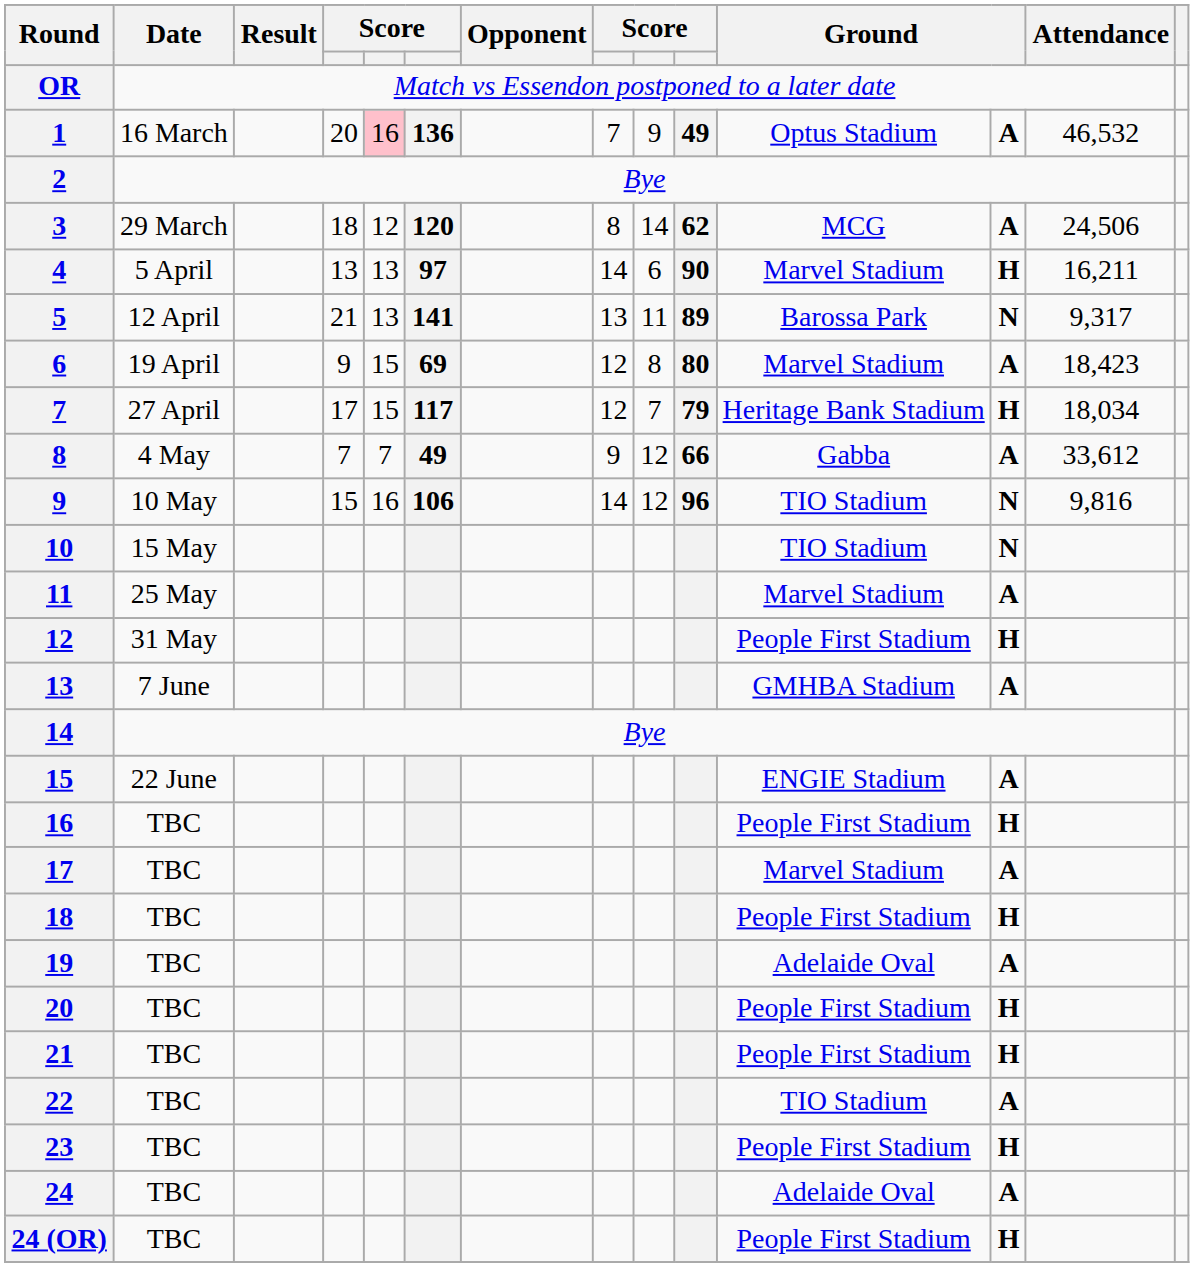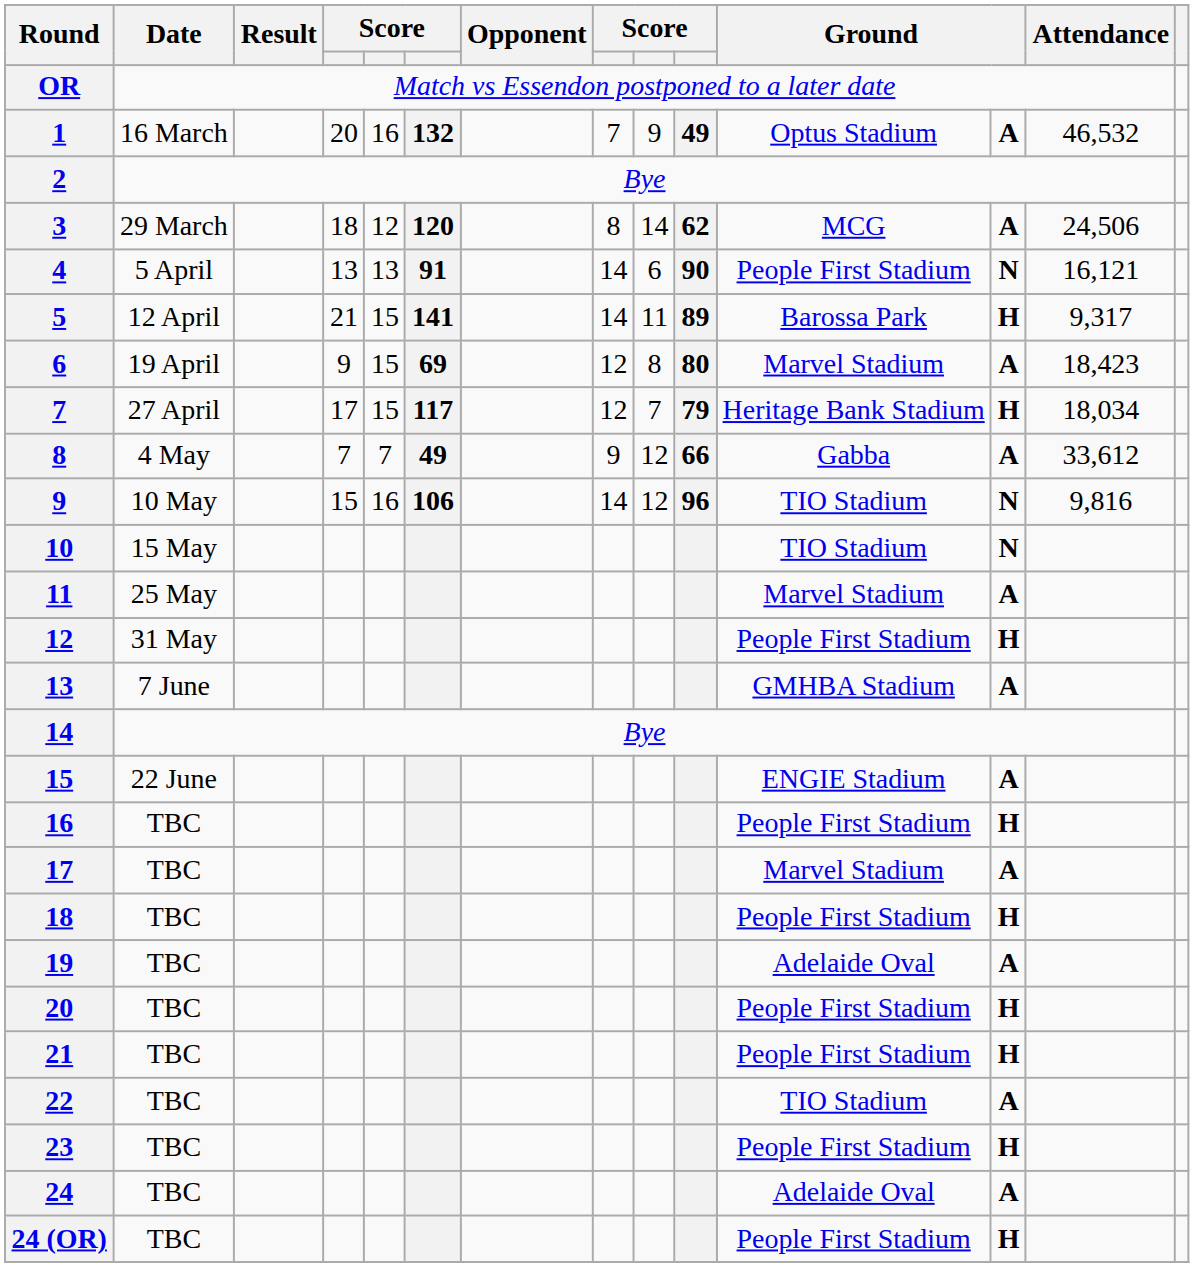(385, 133) pink background -> (385, 133) no background
(433, 133) 136 -> (433, 133) 132
(433, 271) 97 -> (433, 271) 91
(854, 271) Marvel Stadium -> (854, 271) People First Stadium
(1009, 271) H -> (1009, 271) N
(1101, 271) 16,211 -> (1101, 271) 16,121
(385, 317) 13 -> (385, 317) 15
(614, 317) 13 -> (614, 317) 14
(1009, 317) N -> (1009, 317) H
